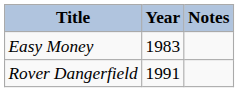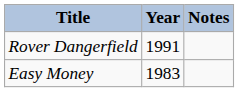rows swapped: (51, 45) <-> (73, 73)
